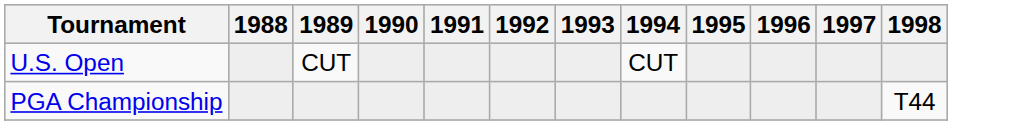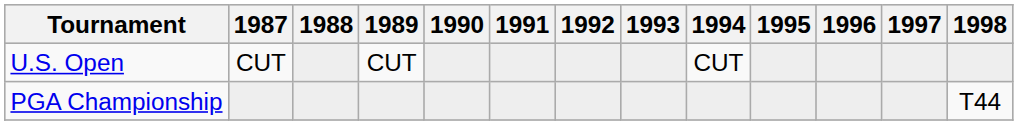+ column: (261, 24)
